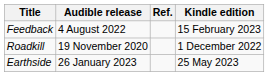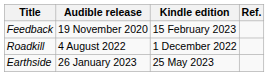columns swapped: (219, 12) <-> (163, 12)
(92, 29) 4 August 2022 -> (103, 29) 19 November 2020
(103, 46) 19 November 2020 -> (92, 46) 4 August 2022
